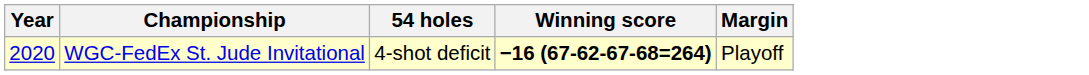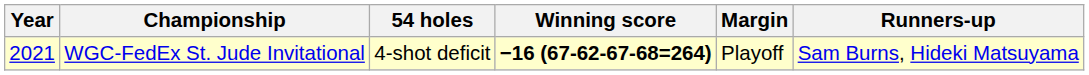+ column: (938, 20)
(32, 53) 2020 -> (32, 53) 2021
